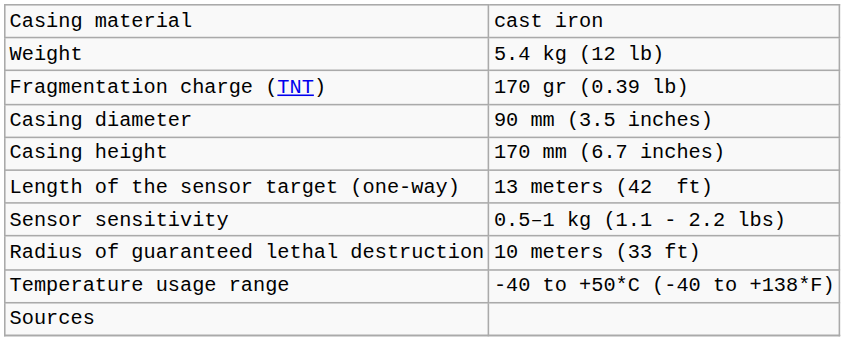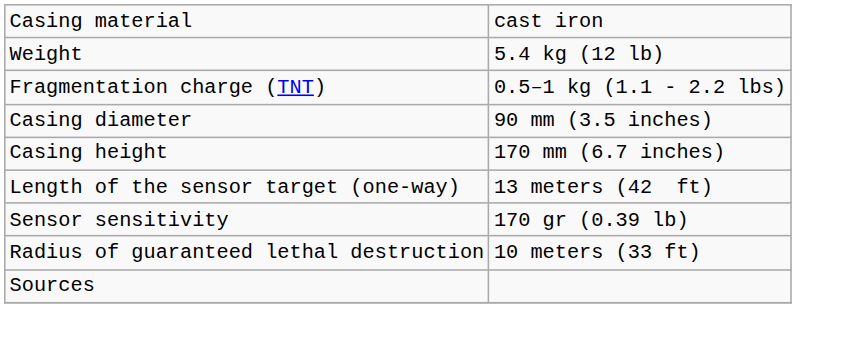(591, 87) 170 gr (0.39 lb) -> (640, 87) 0.5–1 kg (1.1 - 2.2 lbs)
(640, 220) 0.5–1 kg (1.1 - 2.2 lbs) -> (591, 220) 170 gr (0.39 lb)
- row: (150, 286)
